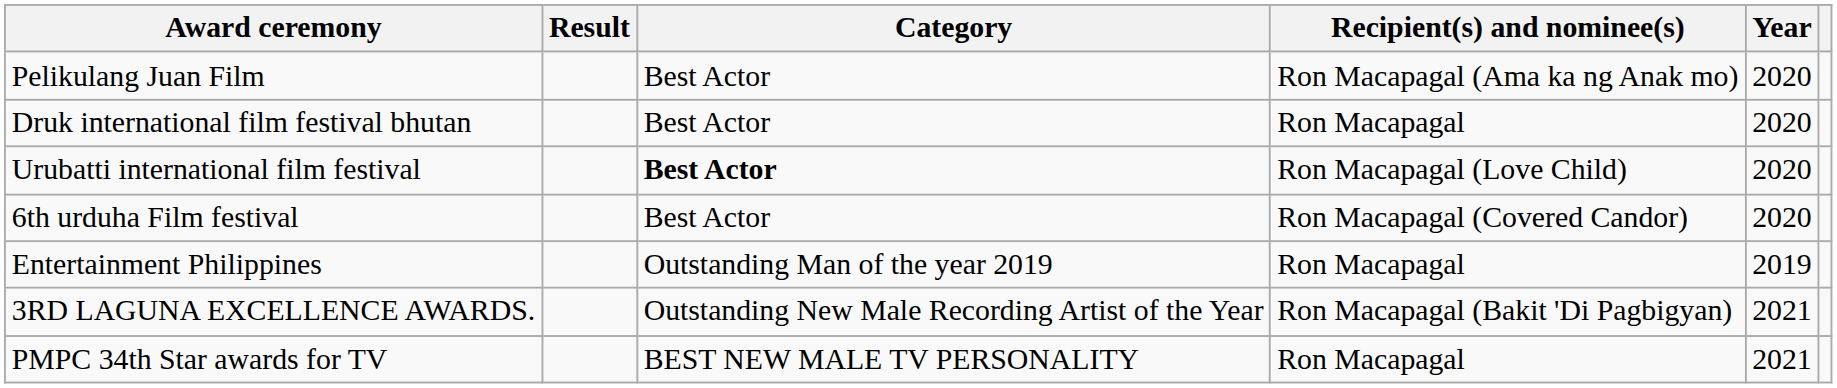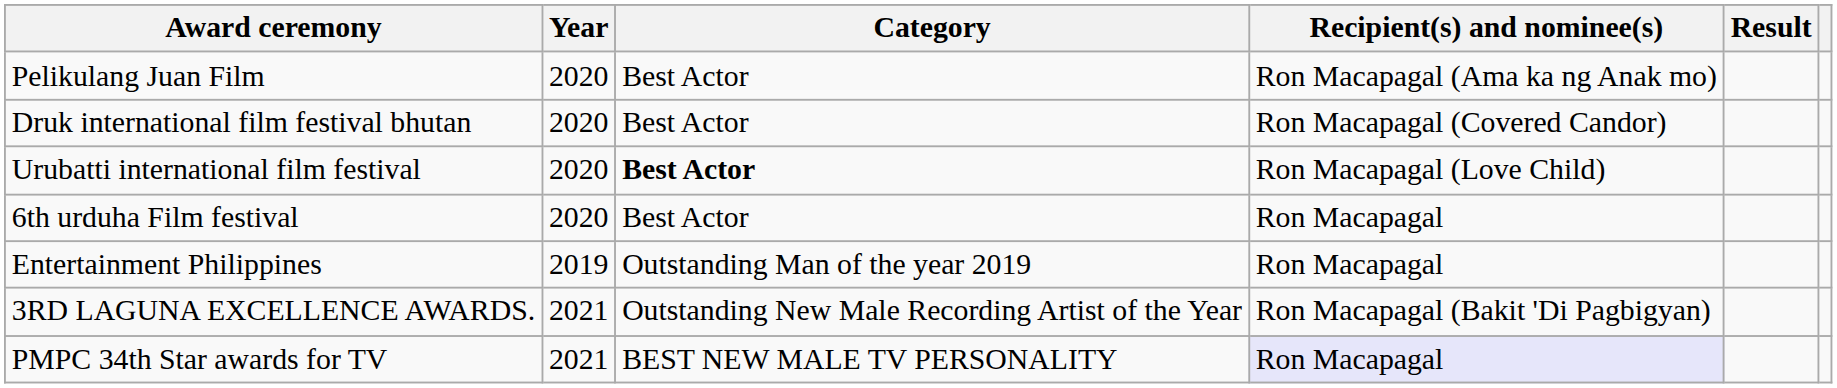columns swapped: (1782, 28) <-> (589, 28)
(1371, 122) Ron Macapagal -> (1461, 122) Ron Macapagal (Covered Candor)
(1483, 216) Ron Macapagal (Covered Candor) -> (1350, 216) Ron Macapagal
(1371, 358) no background -> (1350, 358) lavender background
